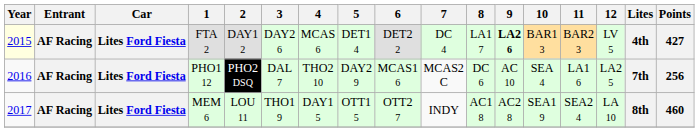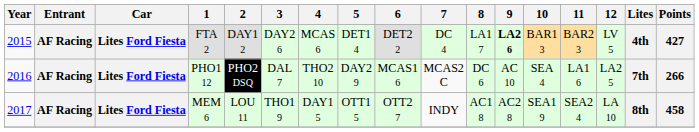(19, 41) lightyellow background -> (19, 41) no background
(675, 76) 256 -> (675, 76) 266
(675, 110) 460 -> (675, 110) 458
